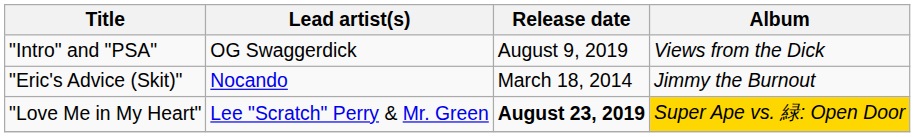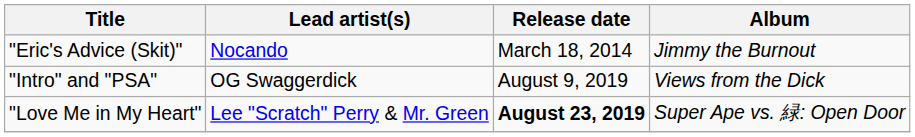rows swapped: (96, 81) <-> (83, 50)
(780, 113) gold background -> (780, 113) no background
